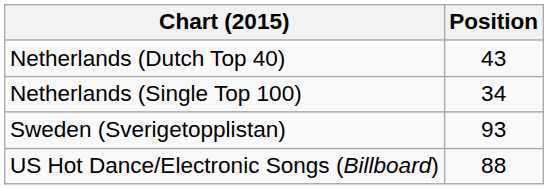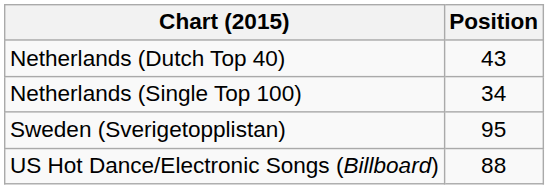(494, 129) 93 -> (494, 129) 95
